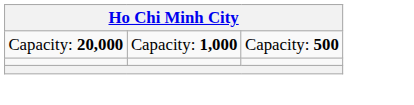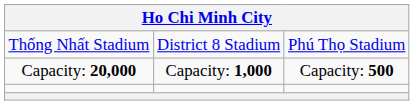+ row: (79, 44)
